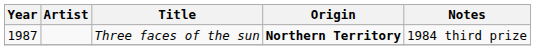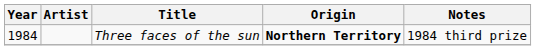(22, 35) 1987 -> (22, 35) 1984
